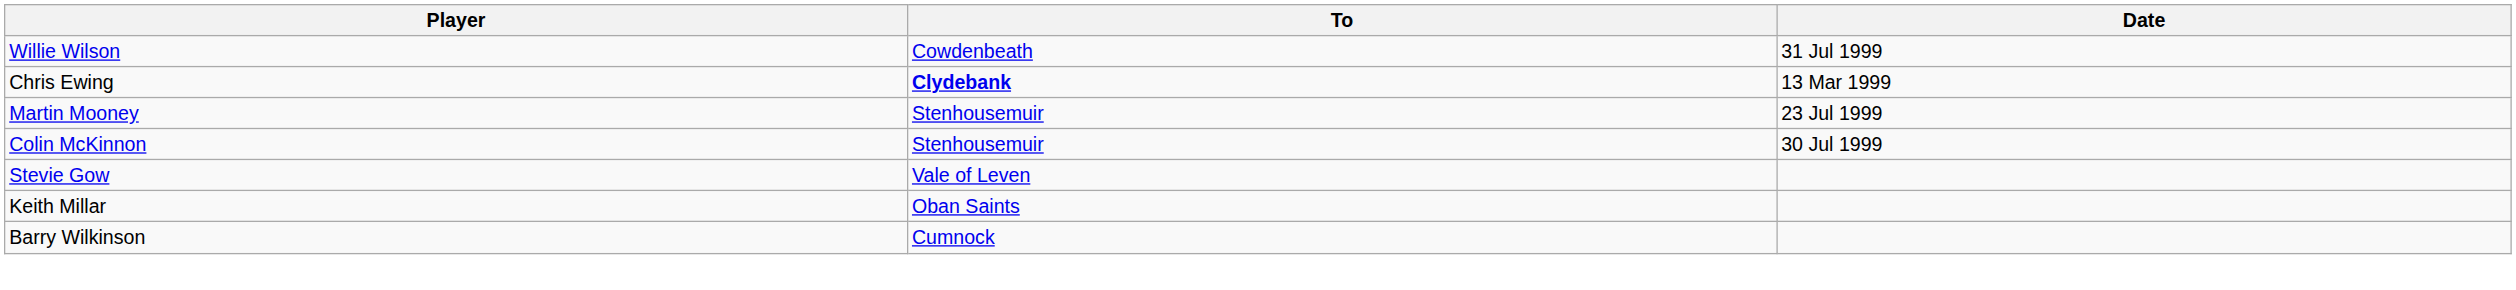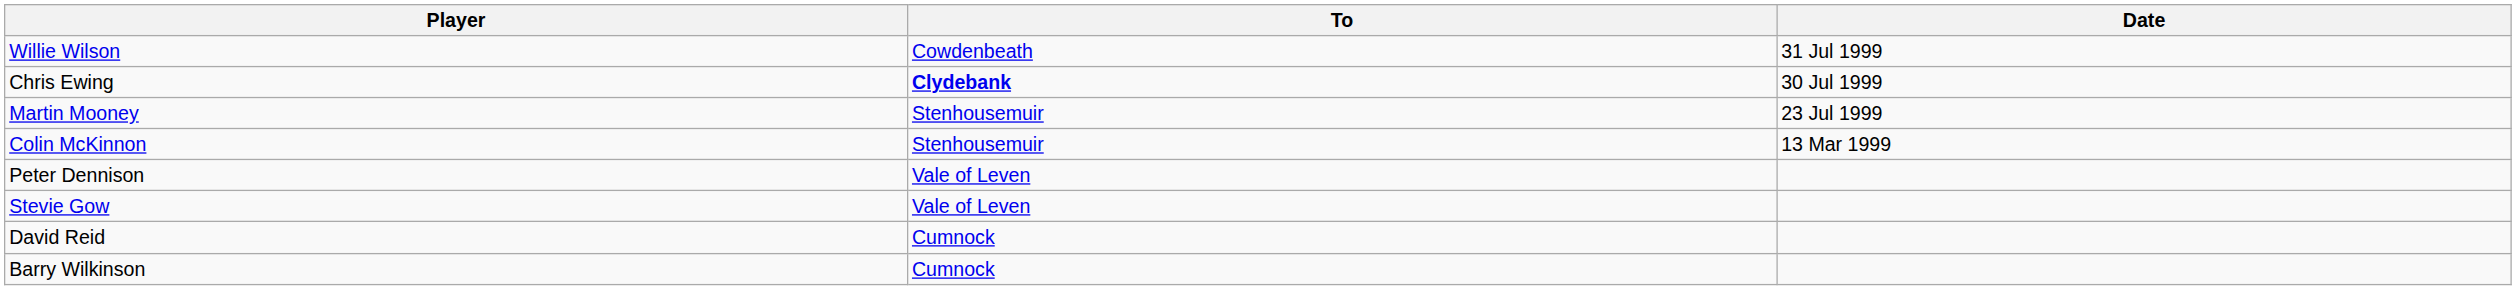(1836, 82) 13 Mar 1999 -> (1832, 82) 30 Jul 1999
(1832, 145) 30 Jul 1999 -> (1836, 145) 13 Mar 1999
+ row: (77, 176)
- row: (58, 207)
+ row: (57, 238)
